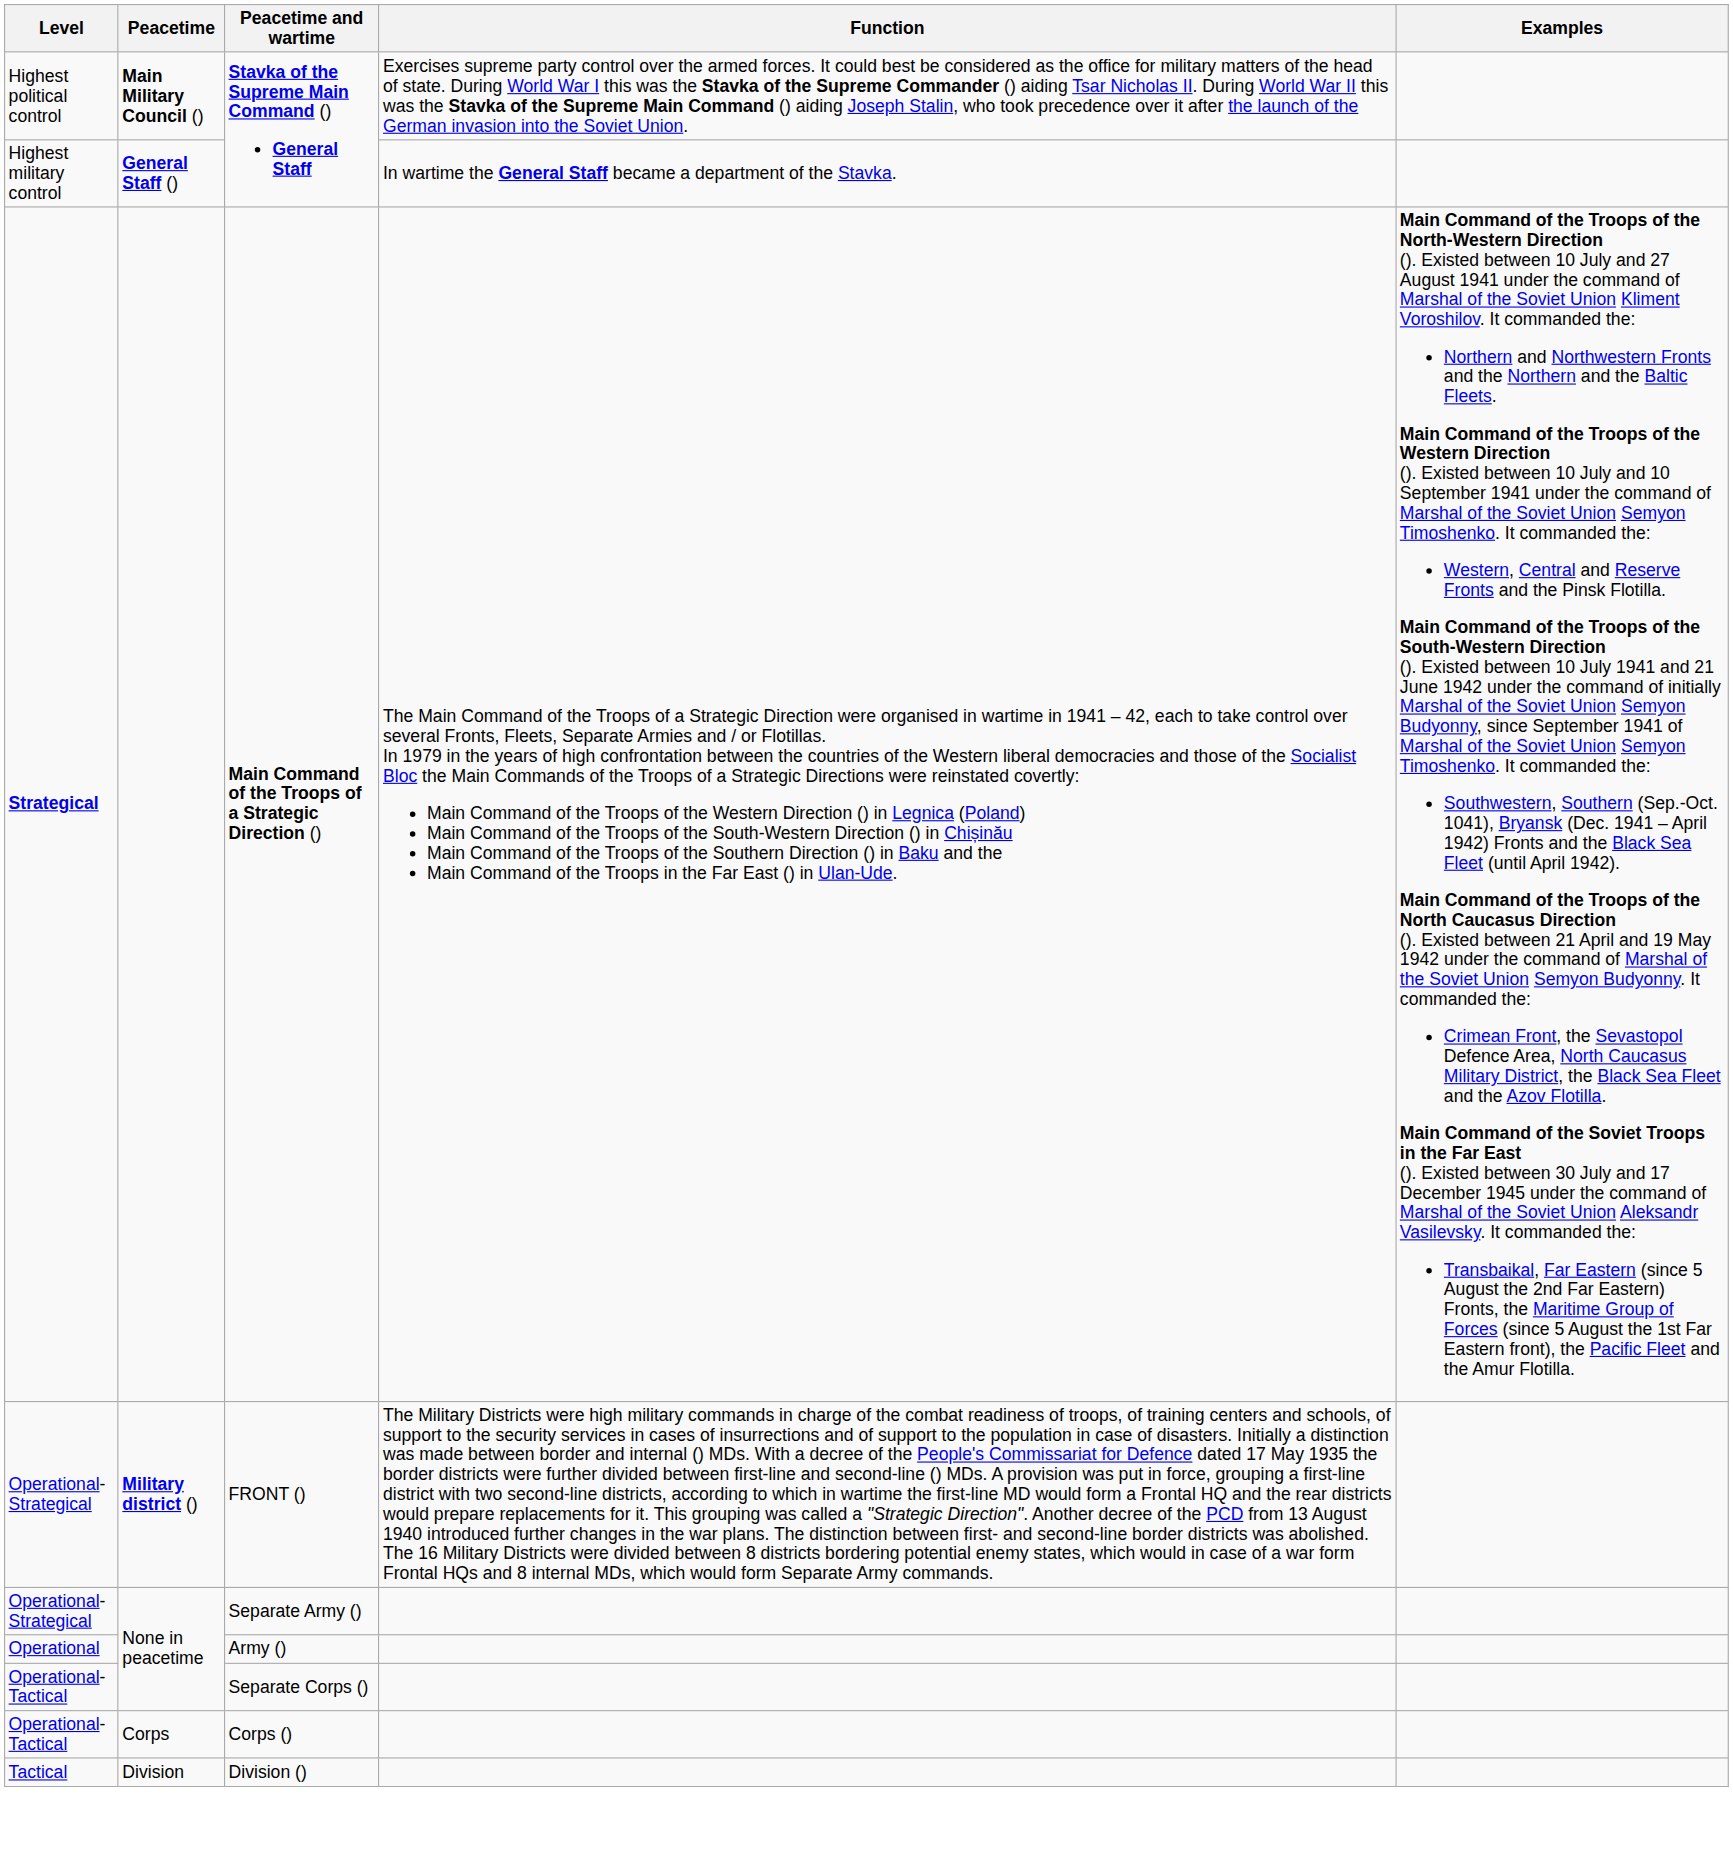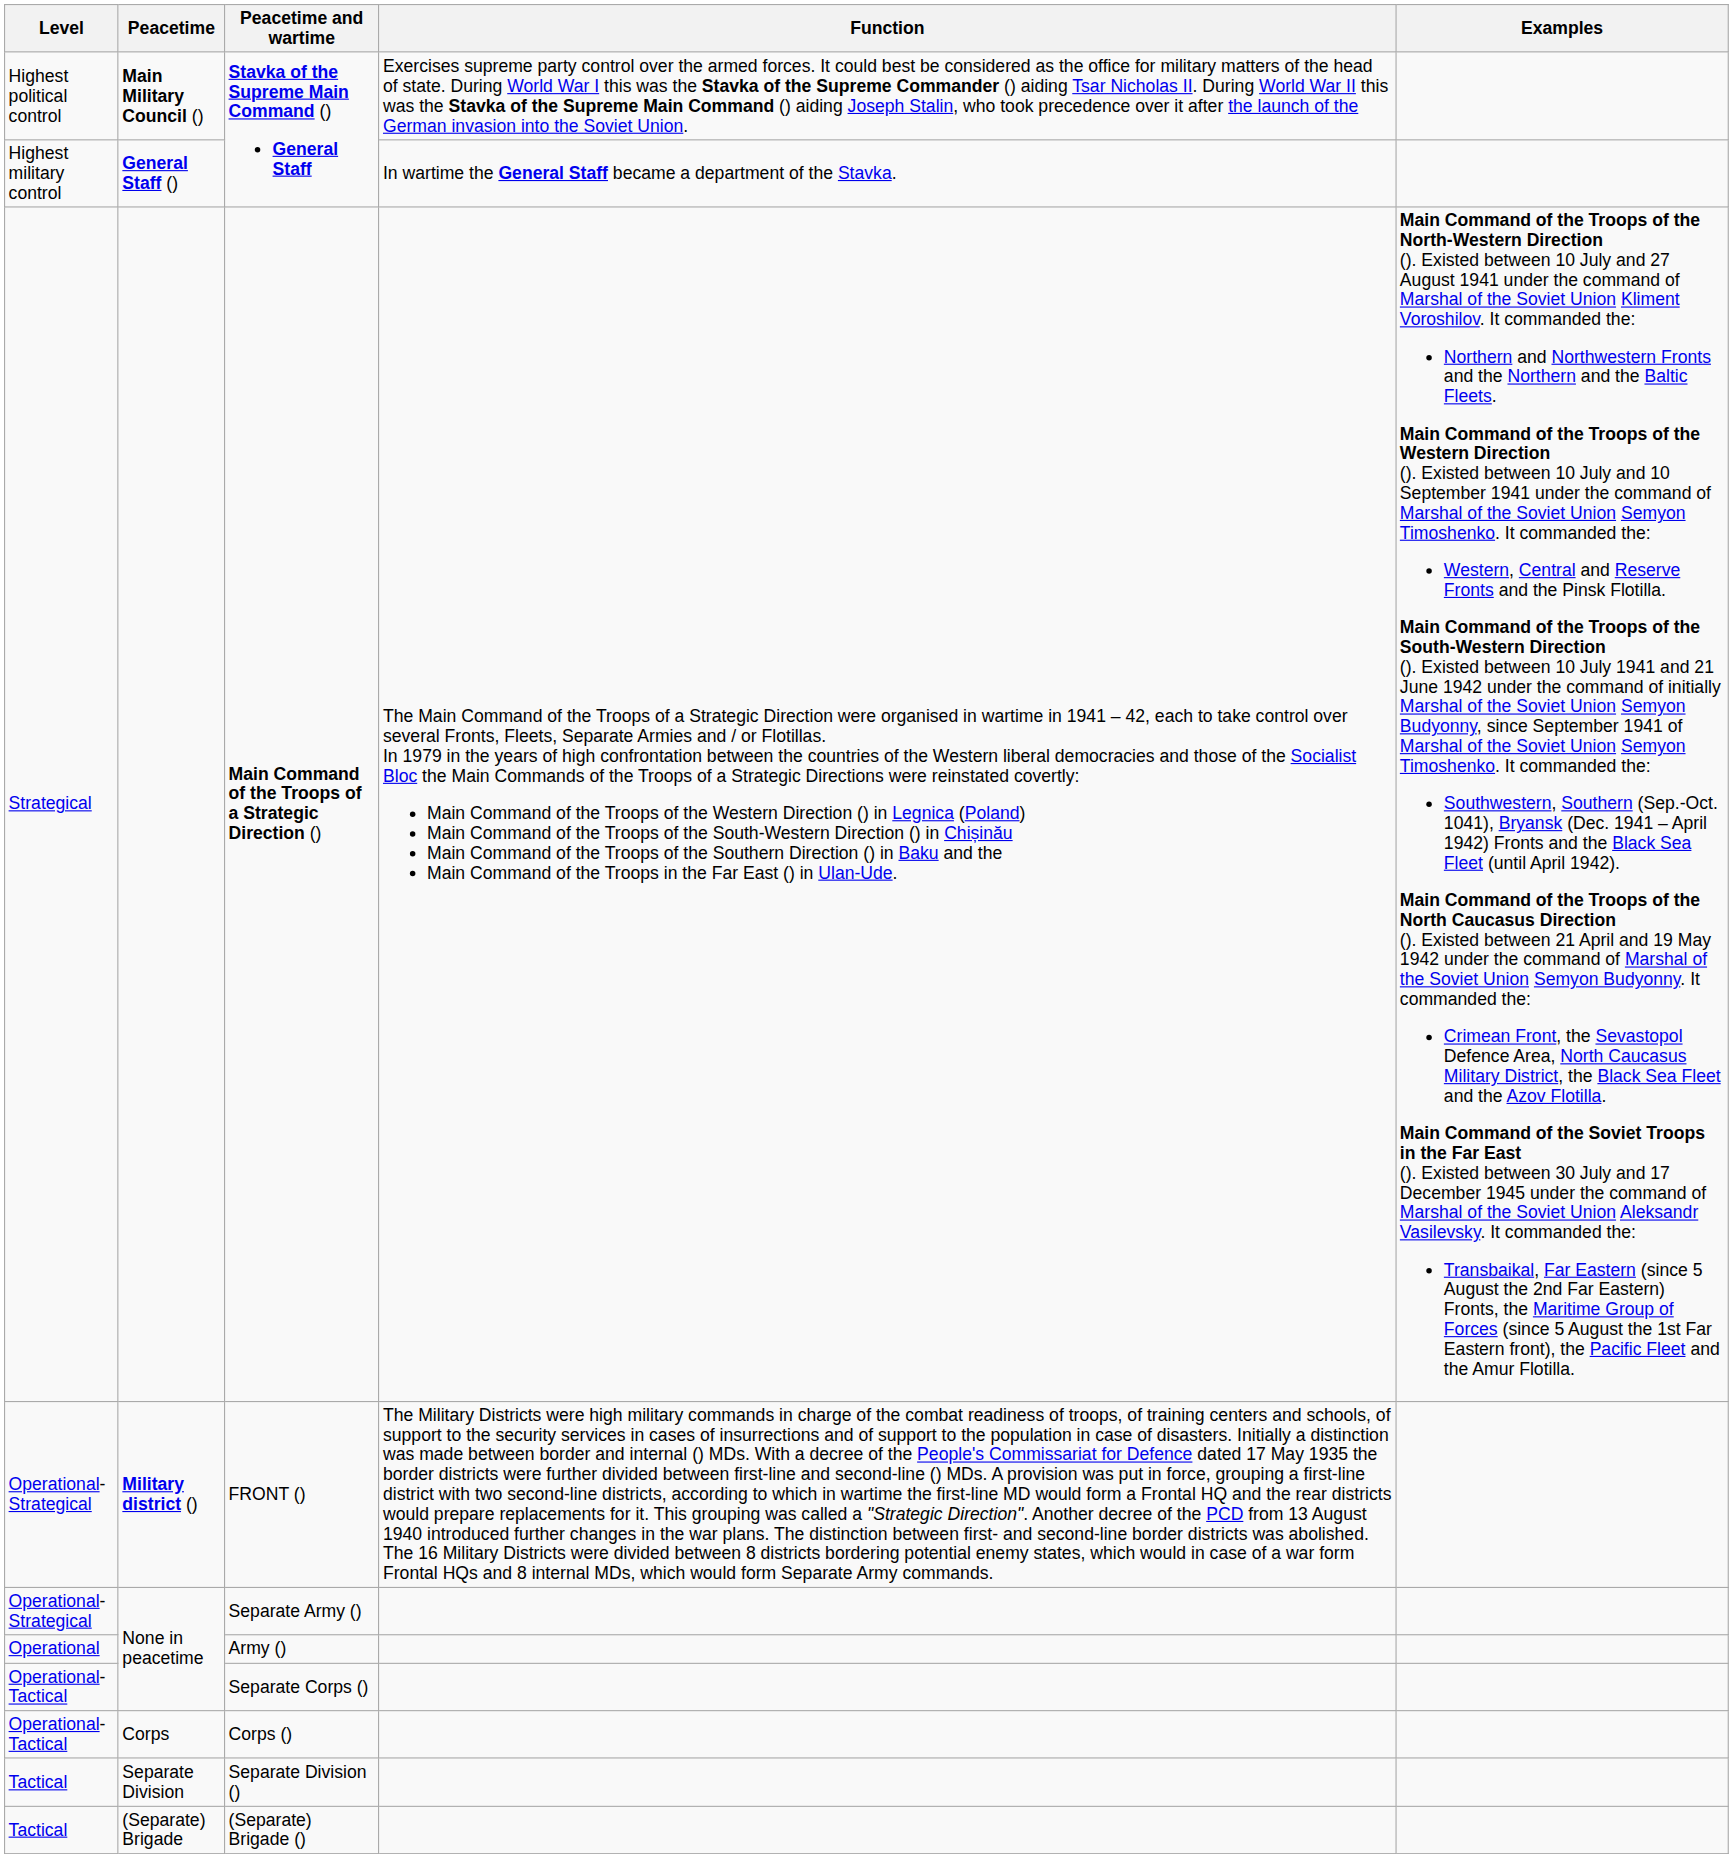(54, 803) bold -> (50, 803) normal
+ row: (158, 1782)
- row: (153, 1772)
+ row: (164, 1829)
